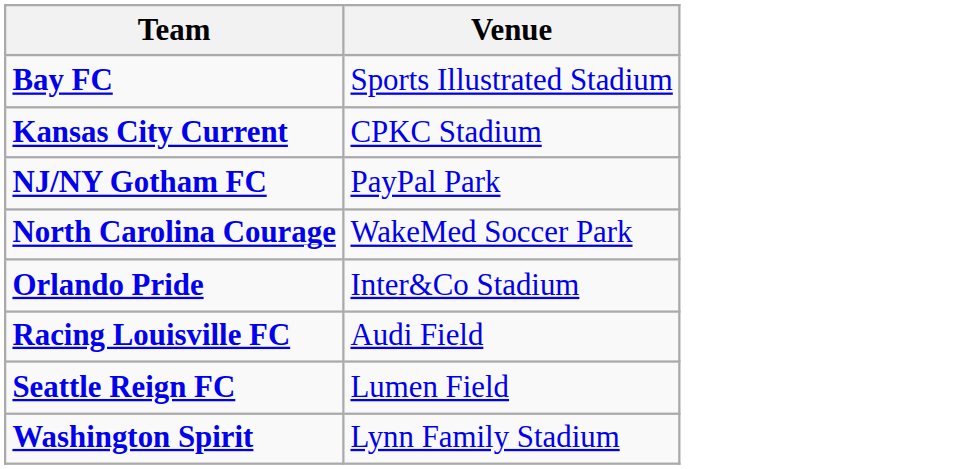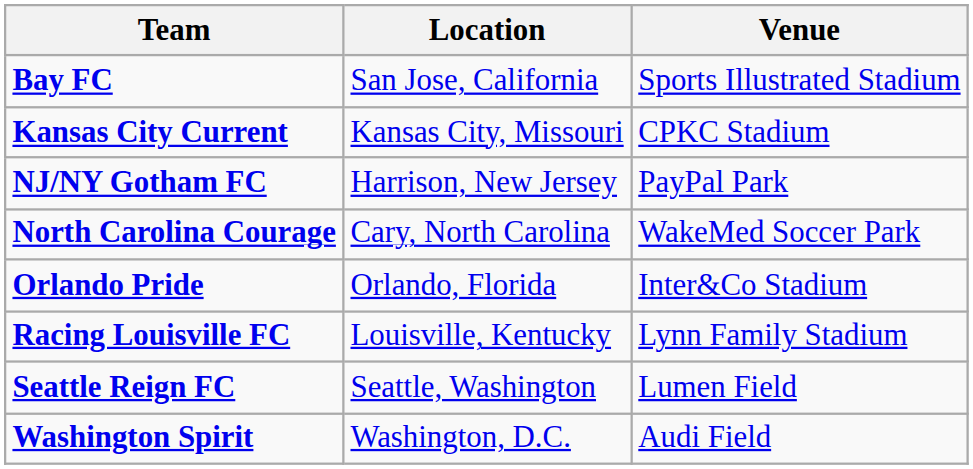+ column: (487, 29)
(417, 335) Audi Field -> (773, 335) Lynn Family Stadium
(485, 437) Lynn Family Stadium -> (705, 437) Audi Field
